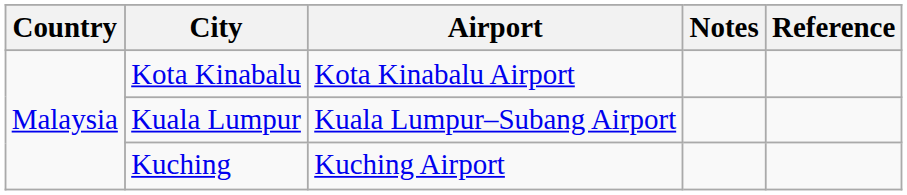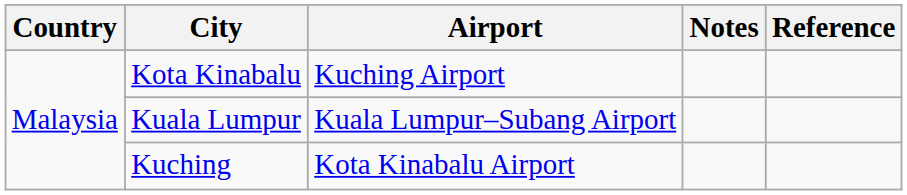(445, 73) Kota Kinabalu Airport -> (410, 73) Kuching Airport
(410, 165) Kuching Airport -> (445, 165) Kota Kinabalu Airport
